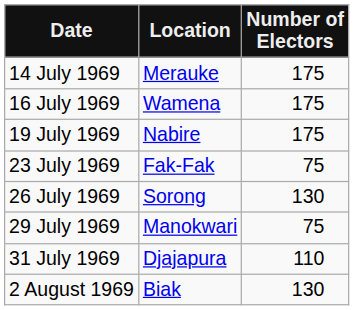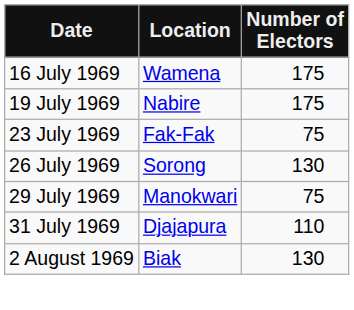- row: (64, 72)
